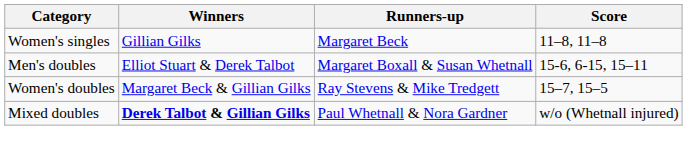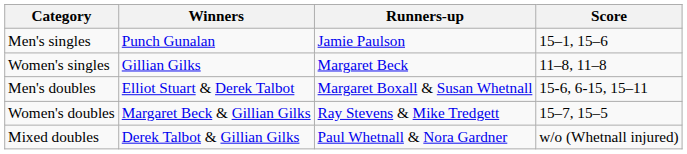+ row: (49, 40)
(216, 112) bold -> (211, 137) normal
